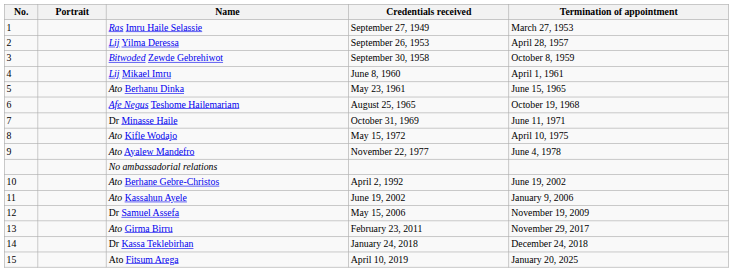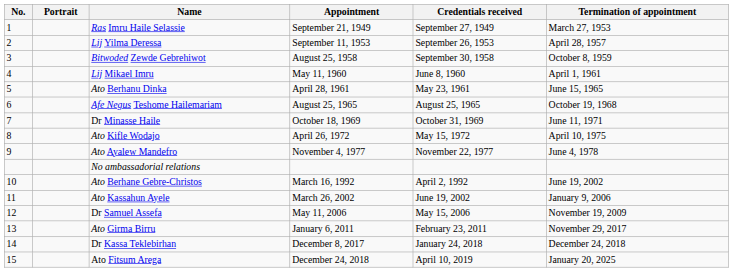+ column: (352, 12)
